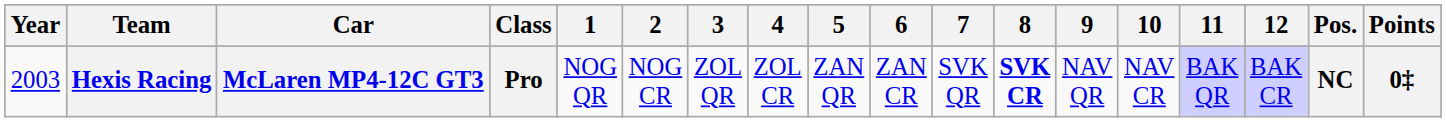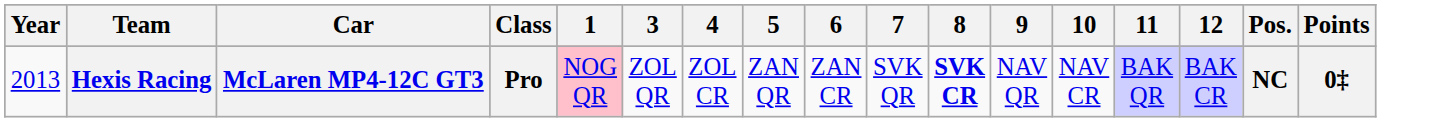- column: (655, 25)
(35, 80) 2003 -> (35, 80) 2013
(590, 80) no background -> (590, 80) pink background
